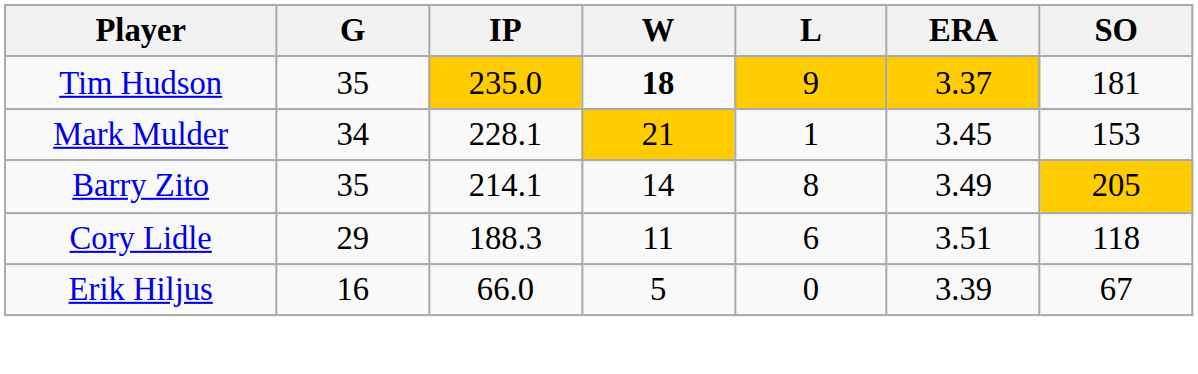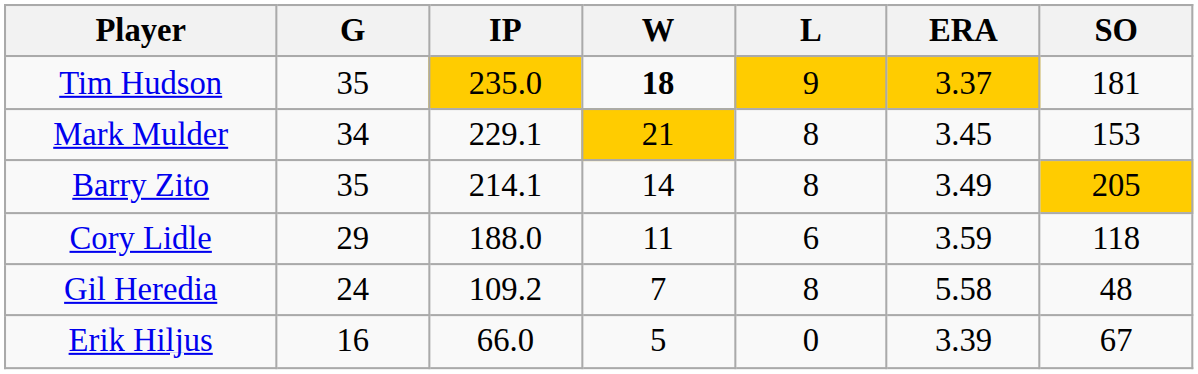(505, 133) 228.1 -> (505, 133) 229.1
(811, 133) 1 -> (811, 133) 8
(505, 237) 188.3 -> (505, 237) 188.0
(963, 237) 3.51 -> (963, 237) 3.59
+ row: (141, 289)
